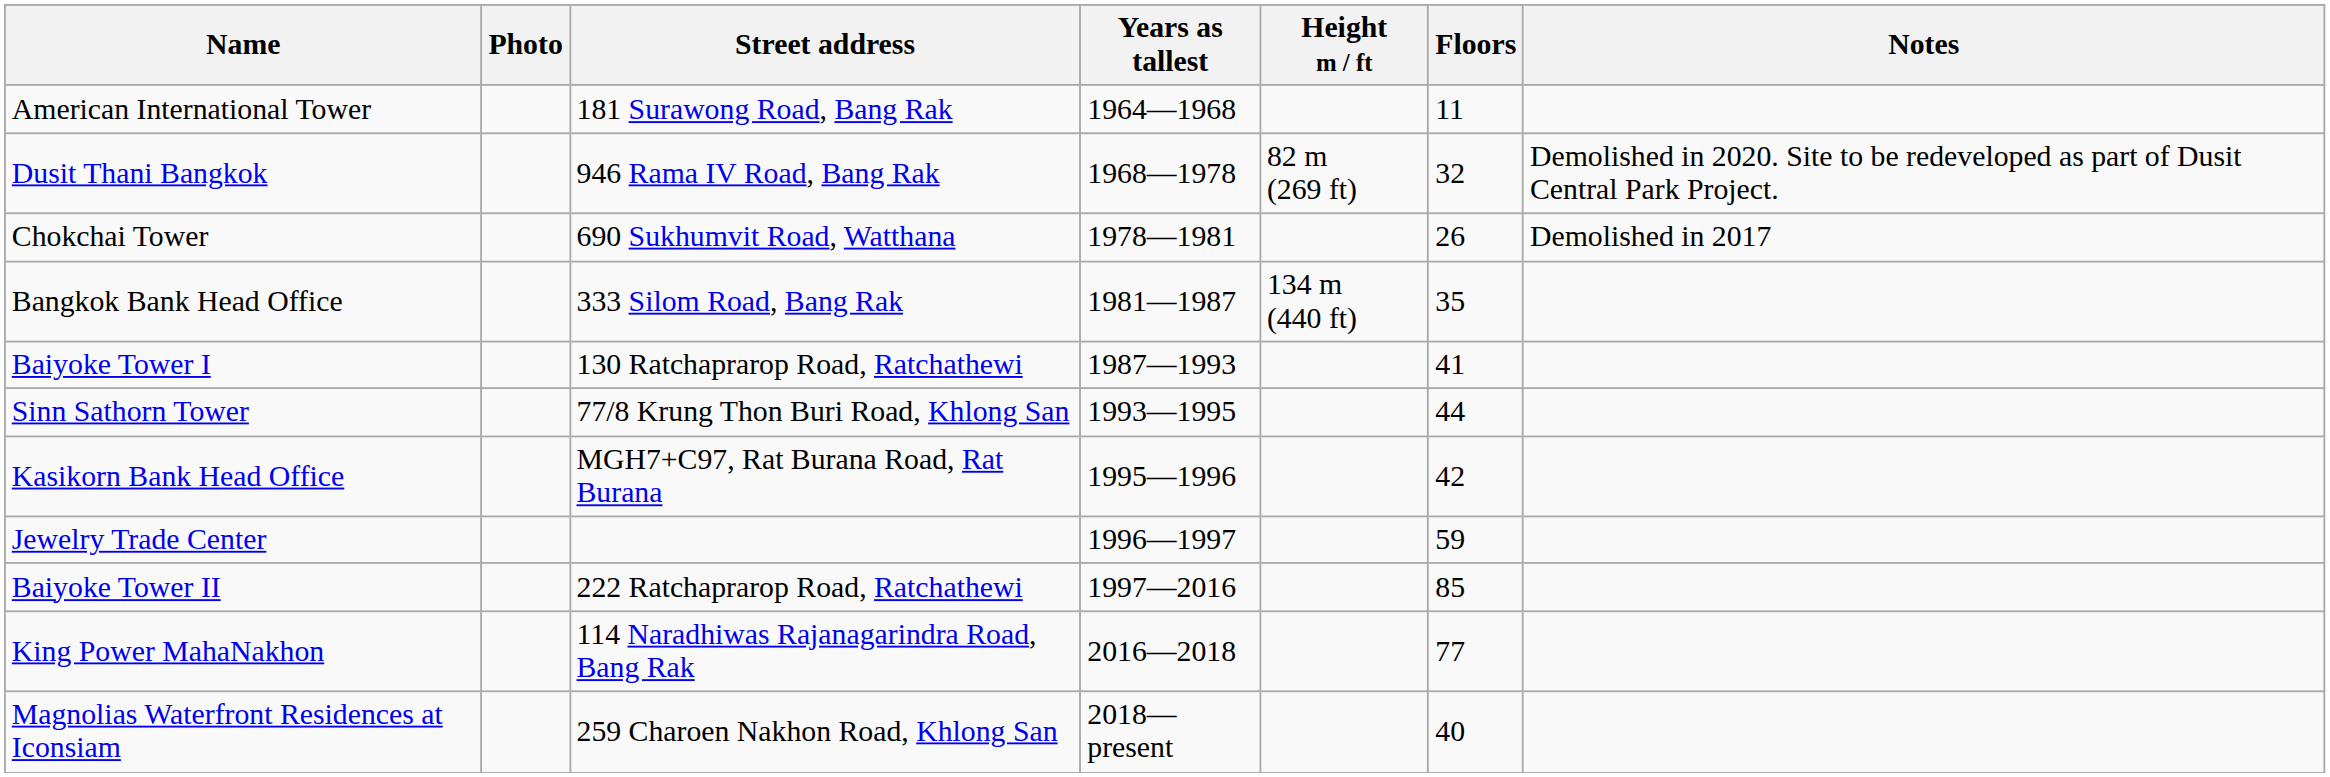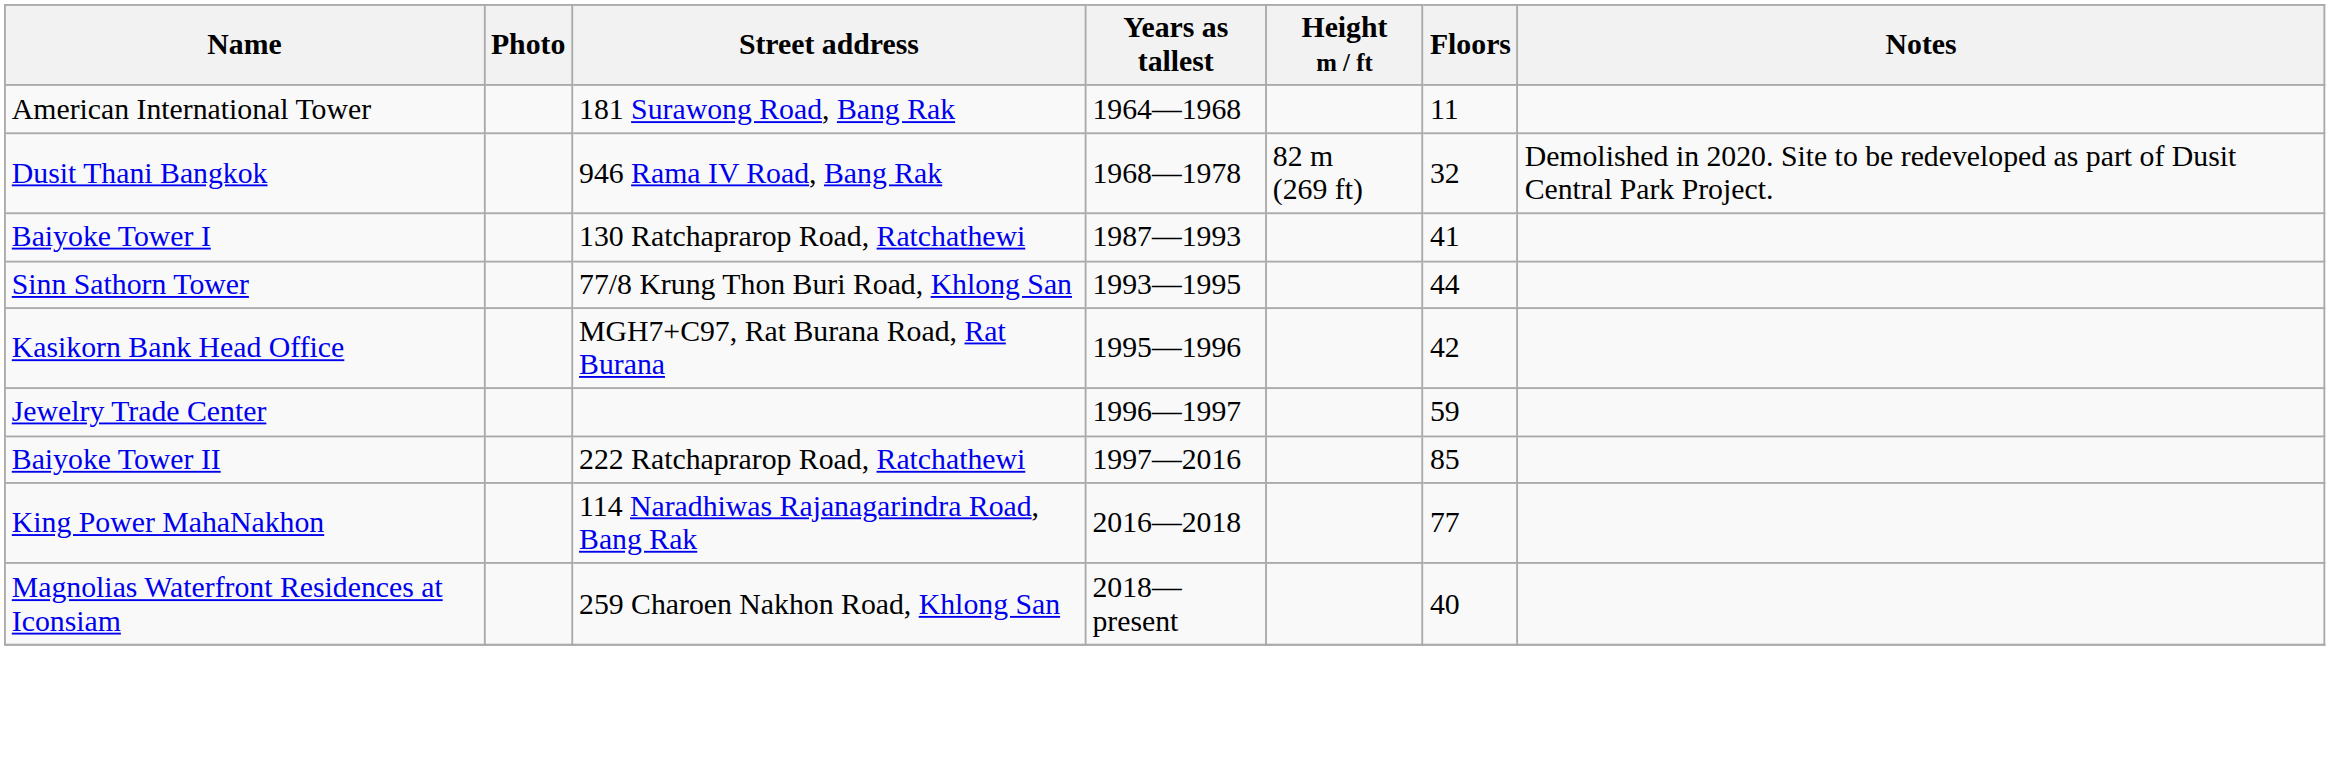- row: (110, 236)
- row: (177, 300)
